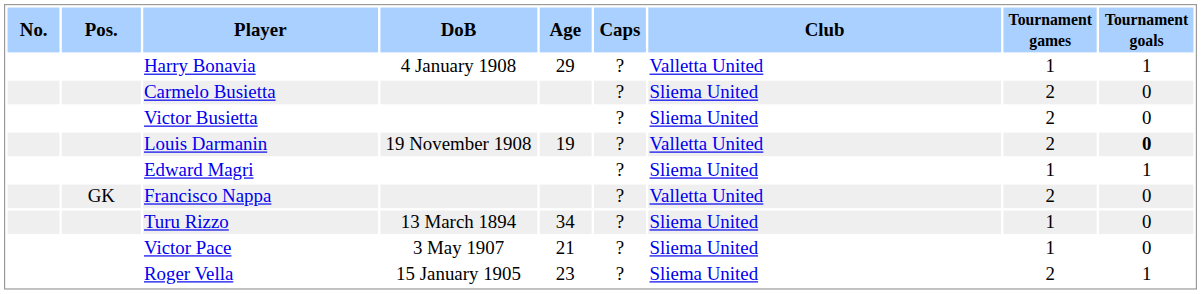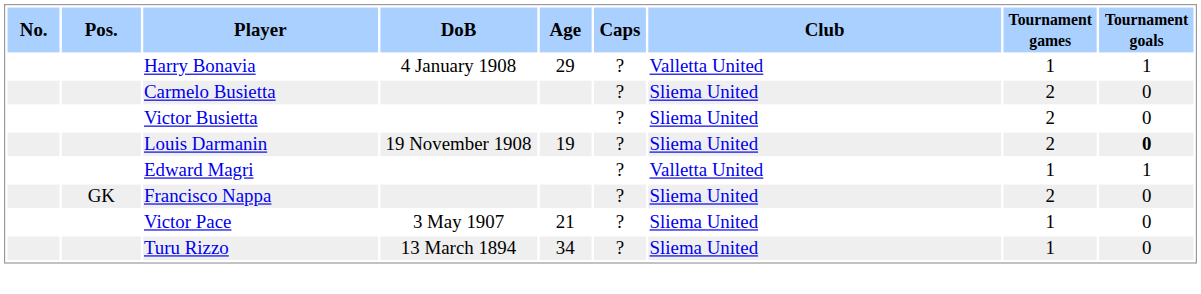(706, 144) Valletta United -> (704, 144) Sliema United
(704, 170) Sliema United -> (706, 170) Valletta United
(706, 196) Valletta United -> (704, 196) Sliema United
rows swapped: (188, 248) <-> (186, 222)
- row: (189, 274)
